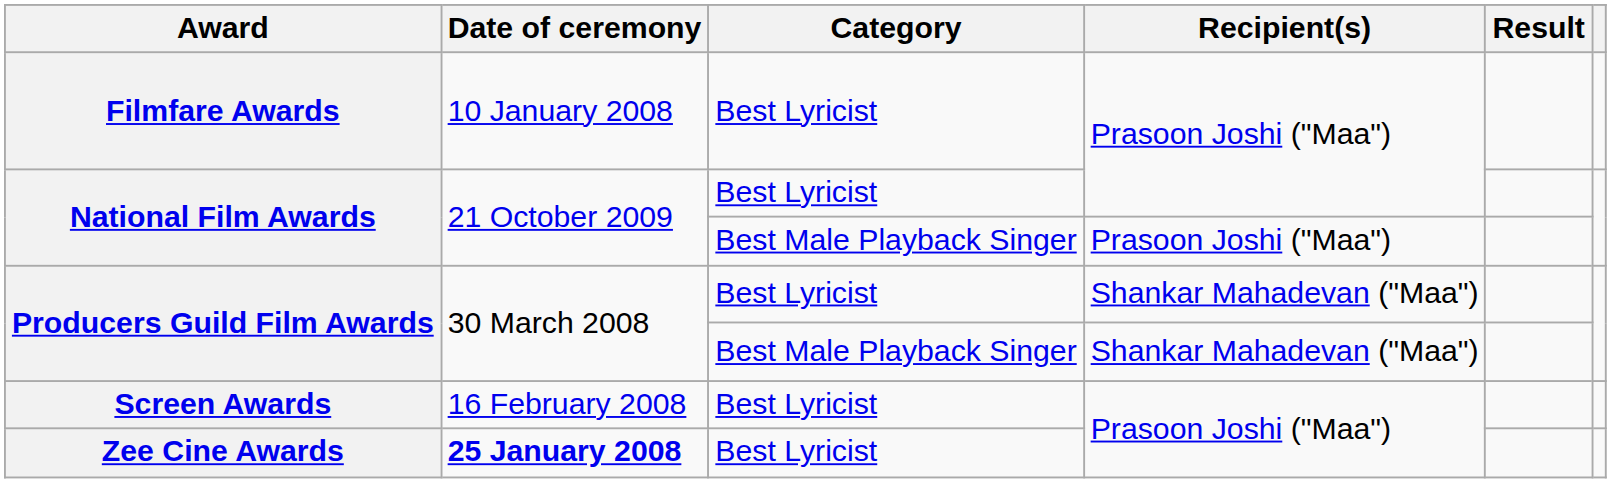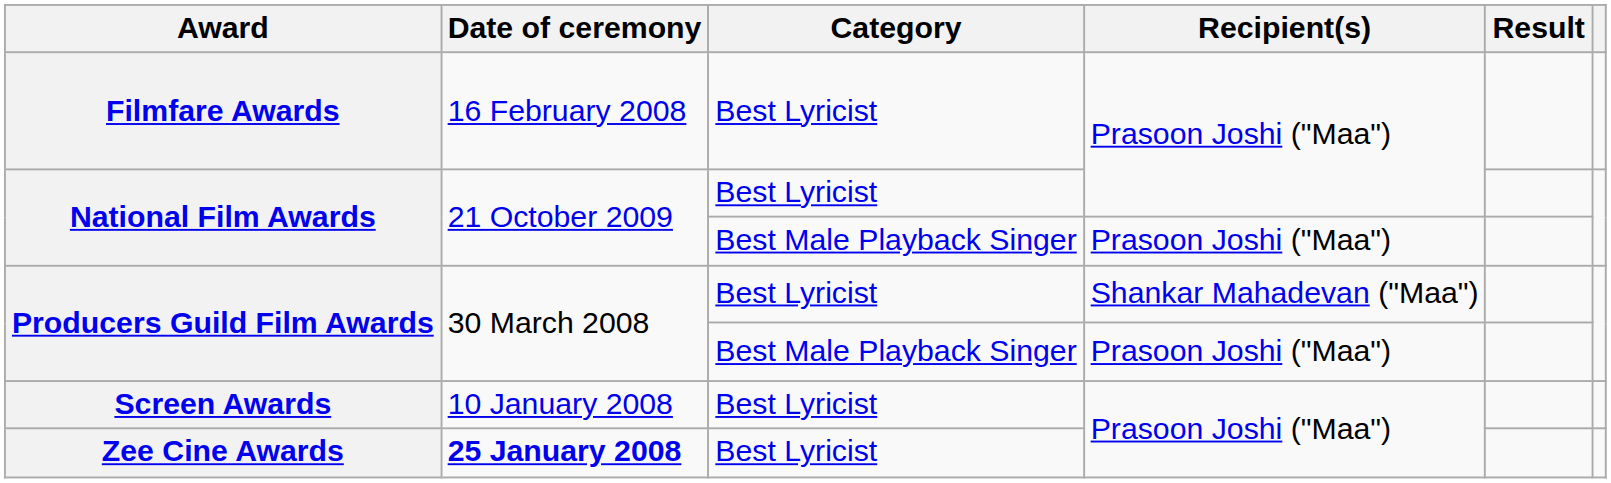(560, 110) 10 January 2008 -> (567, 110) 16 February 2008
(1285, 351) Shankar Mahadevan ("Maa") -> (1241, 351) Prasoon Joshi ("Maa")
(567, 404) 16 February 2008 -> (560, 404) 10 January 2008
